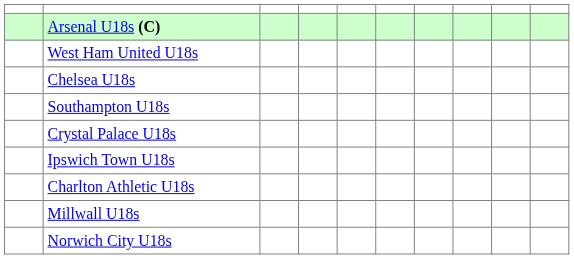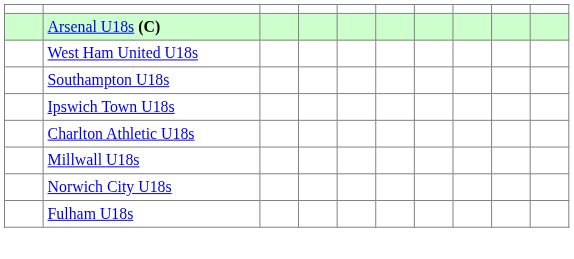- row: (91, 80)
- row: (112, 133)
+ row: (90, 213)
